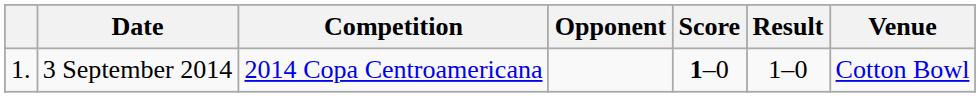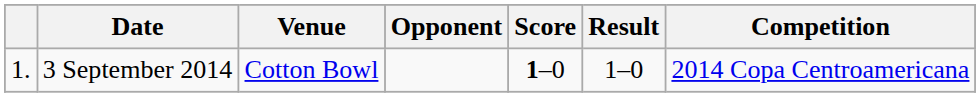columns swapped: (902, 26) <-> (394, 26)
